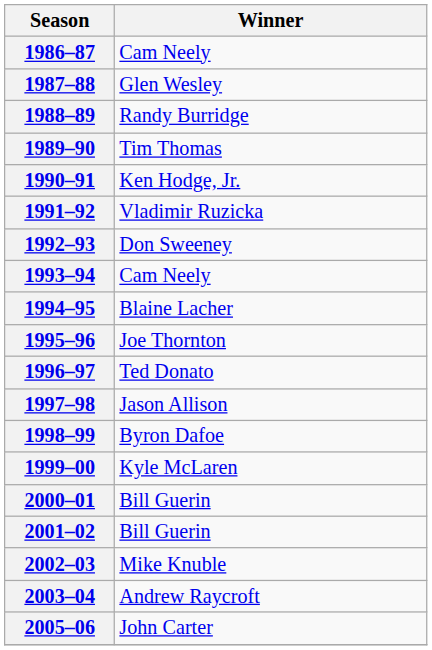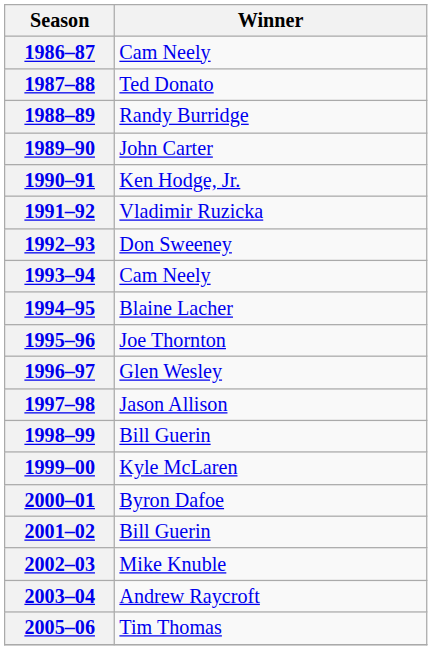(171, 84) Glen Wesley -> (167, 84) Ted Donato
(171, 148) Tim Thomas -> (166, 148) John Carter
(167, 372) Ted Donato -> (171, 372) Glen Wesley
(172, 436) Byron Dafoe -> (165, 436) Bill Guerin
(165, 500) Bill Guerin -> (172, 500) Byron Dafoe
(166, 627) John Carter -> (171, 627) Tim Thomas
